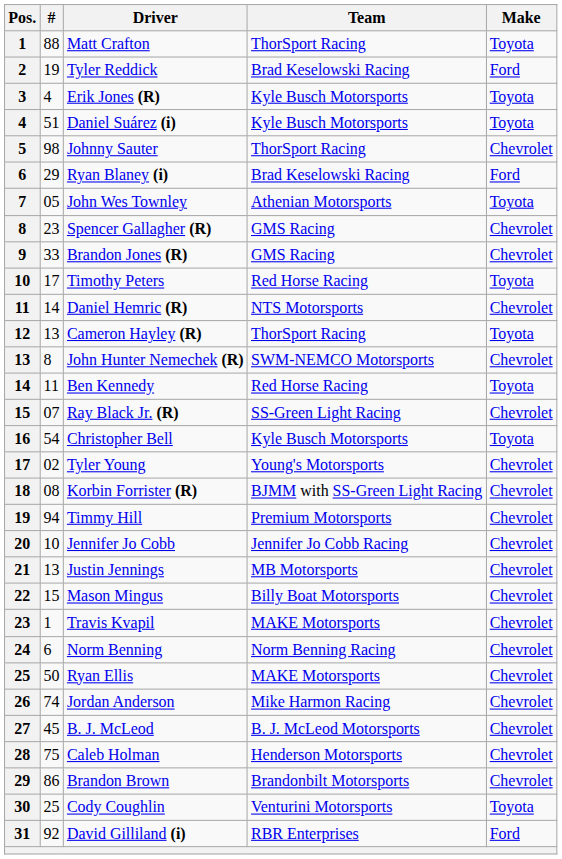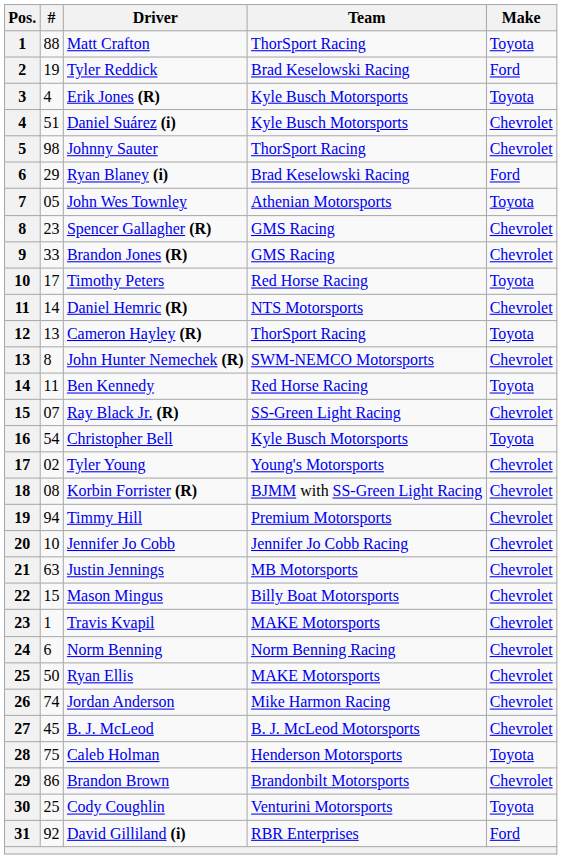(512, 123) Toyota -> (521, 123) Chevrolet
(52, 570) 13 -> (52, 570) 63
(521, 754) Chevrolet -> (512, 754) Toyota
